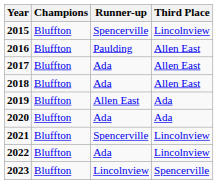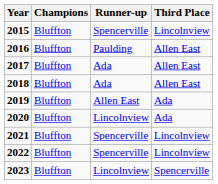(102, 118) Ada -> (121, 118) Lincolnview
(102, 153) Ada -> (121, 153) Spencerville
